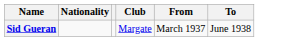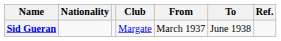+ column: (265, 12)
